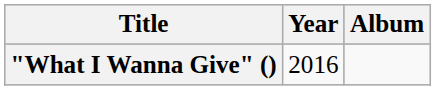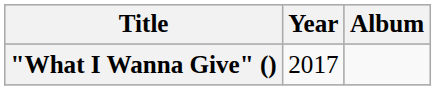(313, 64) 2016 -> (313, 64) 2017
